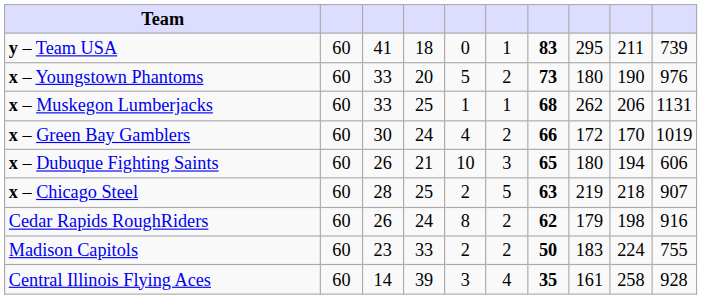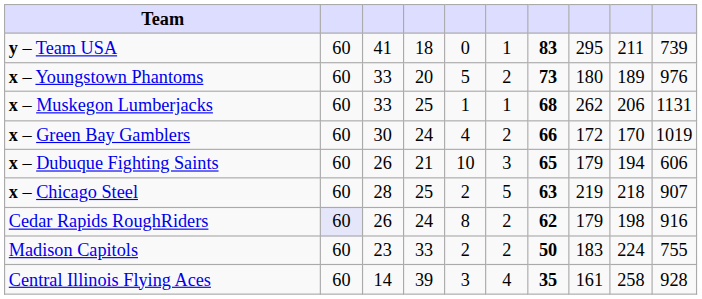(631, 76) 190 -> (631, 76) 189
(589, 163) 180 -> (589, 163) 179
(341, 221) no background -> (341, 221) lavender background
